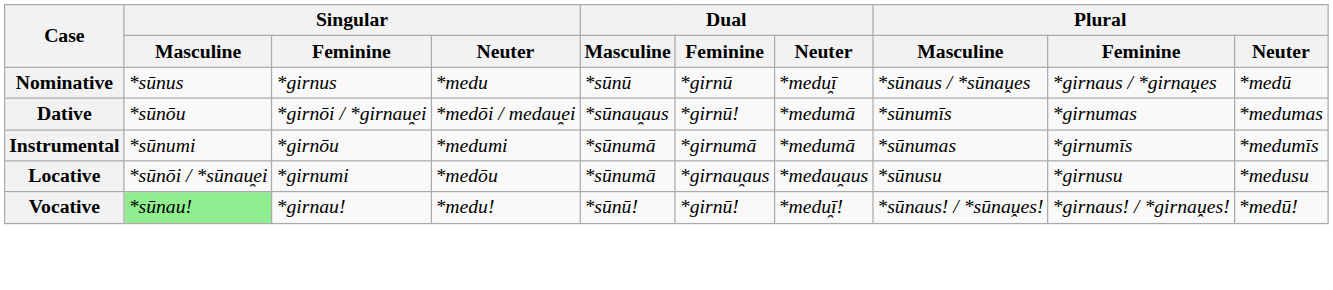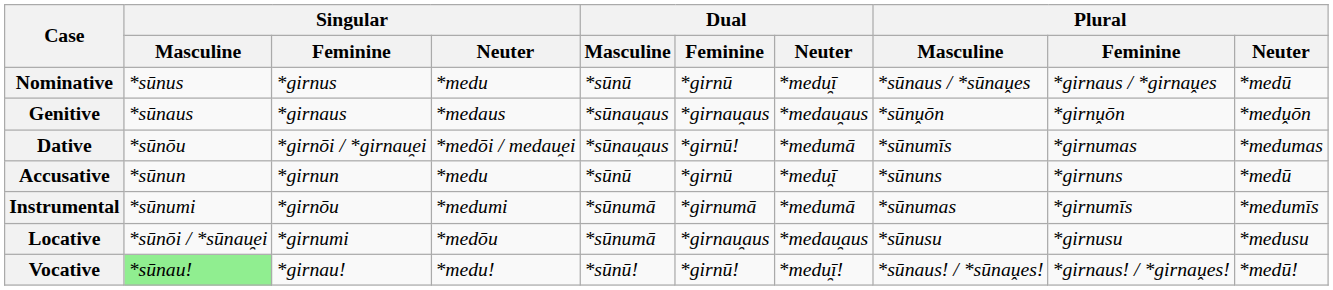+ row: (64, 113)
+ row: (64, 176)
